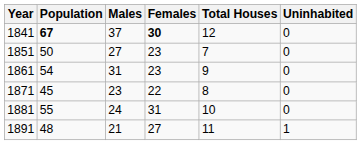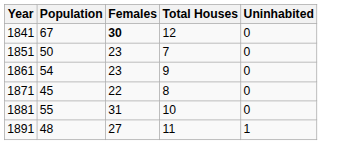- column: (125, 14)
(47, 33) bold -> (47, 33) normal
